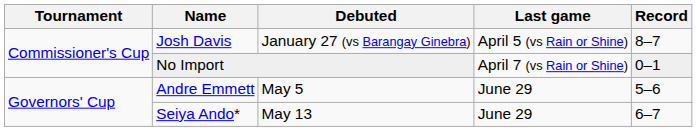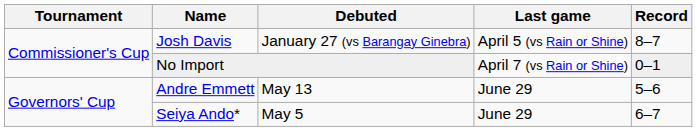(282, 89) May 5 -> (287, 89) May 13
(287, 114) May 13 -> (282, 114) May 5
